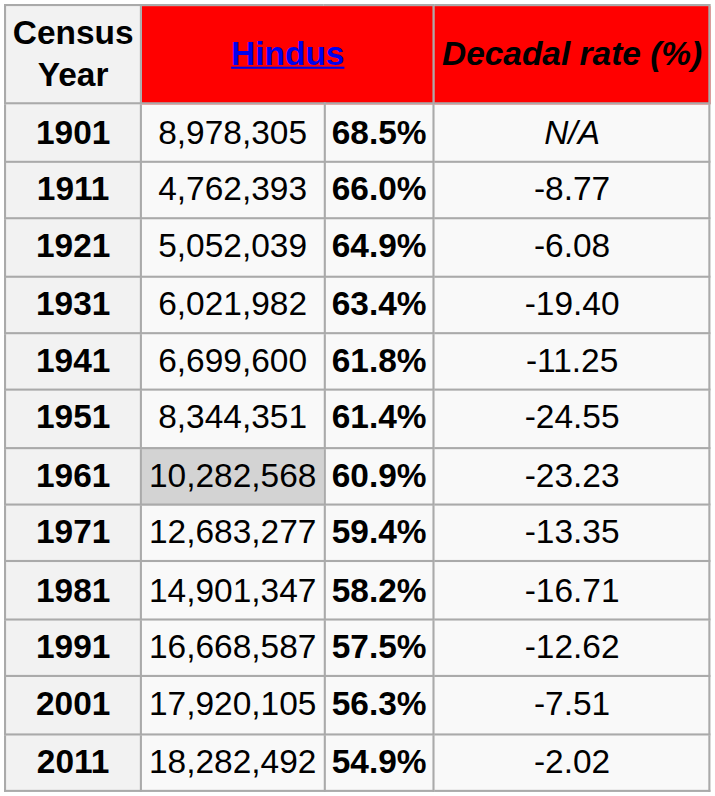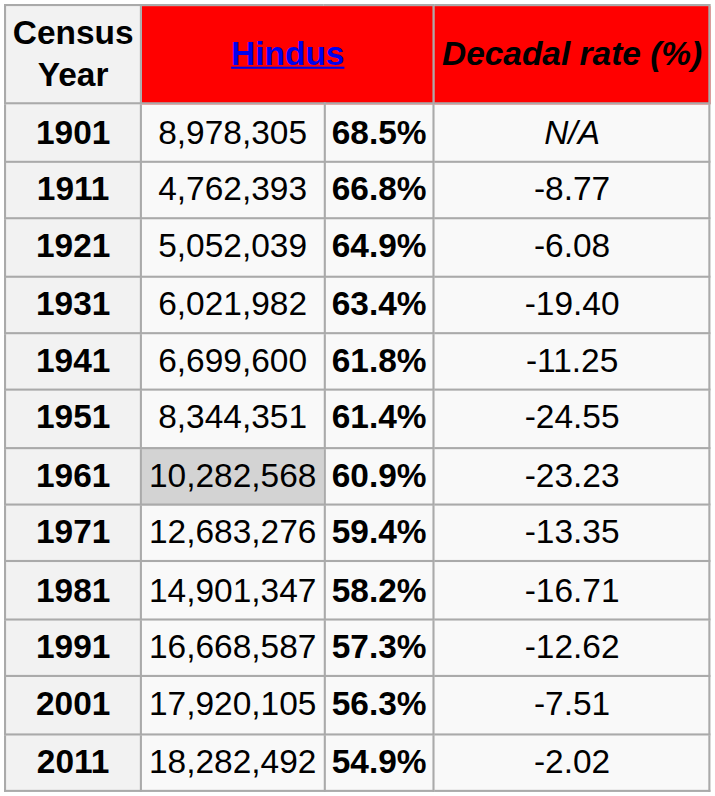(379, 189) 66.0% -> (379, 189) 66.8%
(233, 532) 12,683,277 -> (233, 532) 12,683,276
(379, 647) 57.5% -> (379, 647) 57.3%
